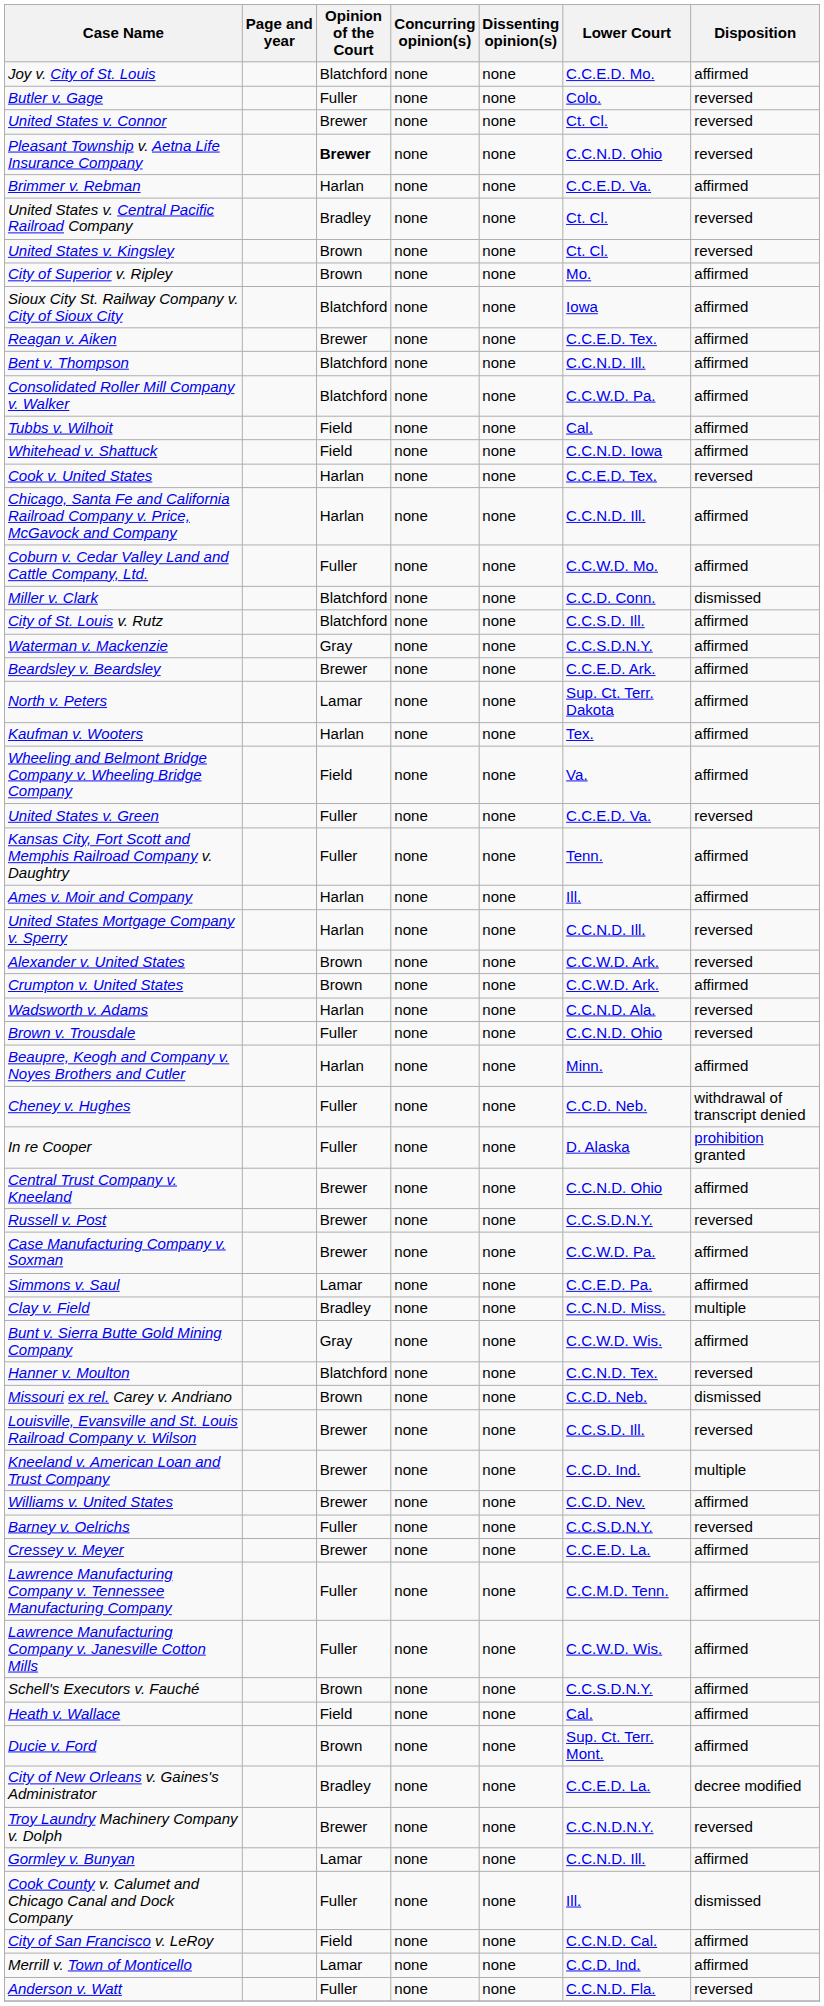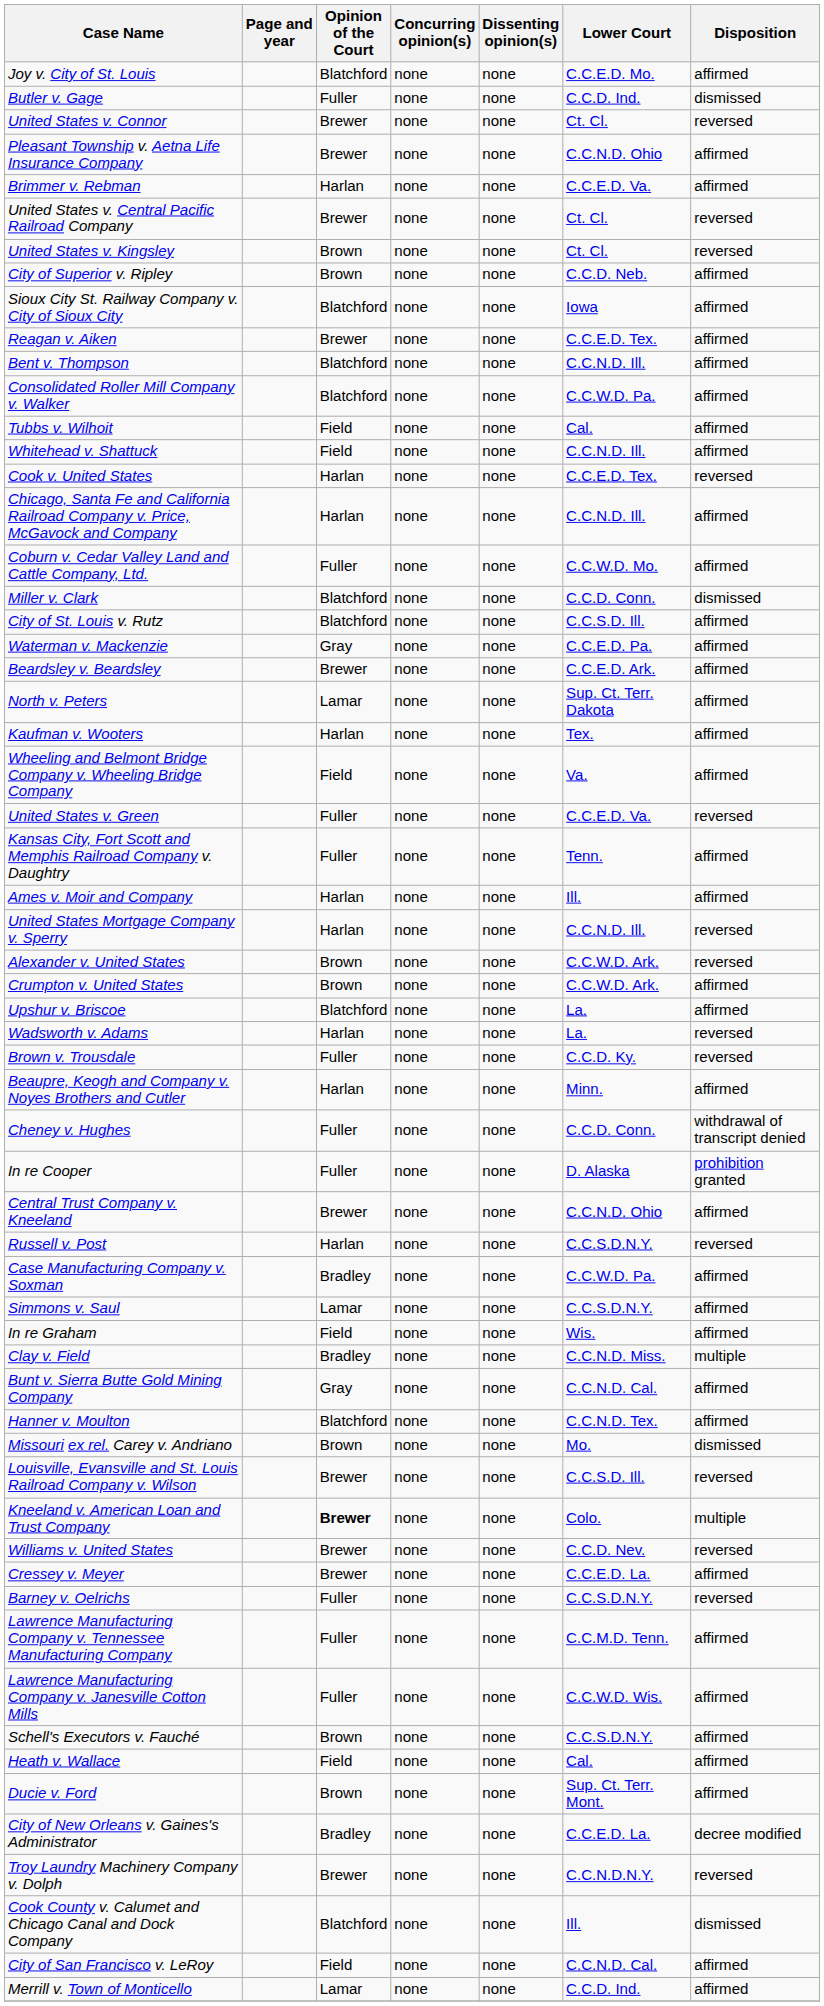(584, 97) Colo. -> (603, 97) C.C.D. Ind.
(724, 97) reversed -> (728, 97) dismissed
(345, 154) bold -> (343, 154) normal
(724, 154) reversed -> (721, 154) affirmed
(345, 218) Bradley -> (343, 218) Brewer
(579, 274) Mo. -> (607, 274) C.C.D. Neb.
(614, 451) C.C.N.D. Iowa -> (606, 451) C.C.N.D. Ill.
(609, 645) C.C.S.D.N.Y. -> (609, 645) C.C.E.D. Pa.
+ row: (67, 1009)
(611, 1009) C.C.N.D. Ala. -> (577, 1033) La.
(614, 1033) C.C.N.D. Ohio -> (601, 1057) C.C.D. Ky.
(607, 1106) C.C.D. Neb. -> (611, 1130) C.C.D. Conn.
(343, 1220) Brewer -> (342, 1244) Harlan
(343, 1252) Brewer -> (345, 1276) Bradley
(609, 1285) C.C.E.D. Pa. -> (609, 1308) C.C.S.D.N.Y.
+ row: (52, 1332)
(614, 1341) C.C.W.D. Wis. -> (612, 1388) C.C.N.D. Cal.
(724, 1373) reversed -> (721, 1421) affirmed
(607, 1397) C.C.D. Neb. -> (579, 1445) Mo.
(343, 1470) normal -> (345, 1518) bold
(603, 1470) C.C.D. Ind. -> (584, 1518) Colo.
(721, 1502) affirmed -> (724, 1550) reversed
rows swapped: (66, 1550) <-> (69, 1526)
- row: (71, 1859)
(338, 1900) Fuller -> (354, 1924) Blatchford
- row: (65, 1989)
